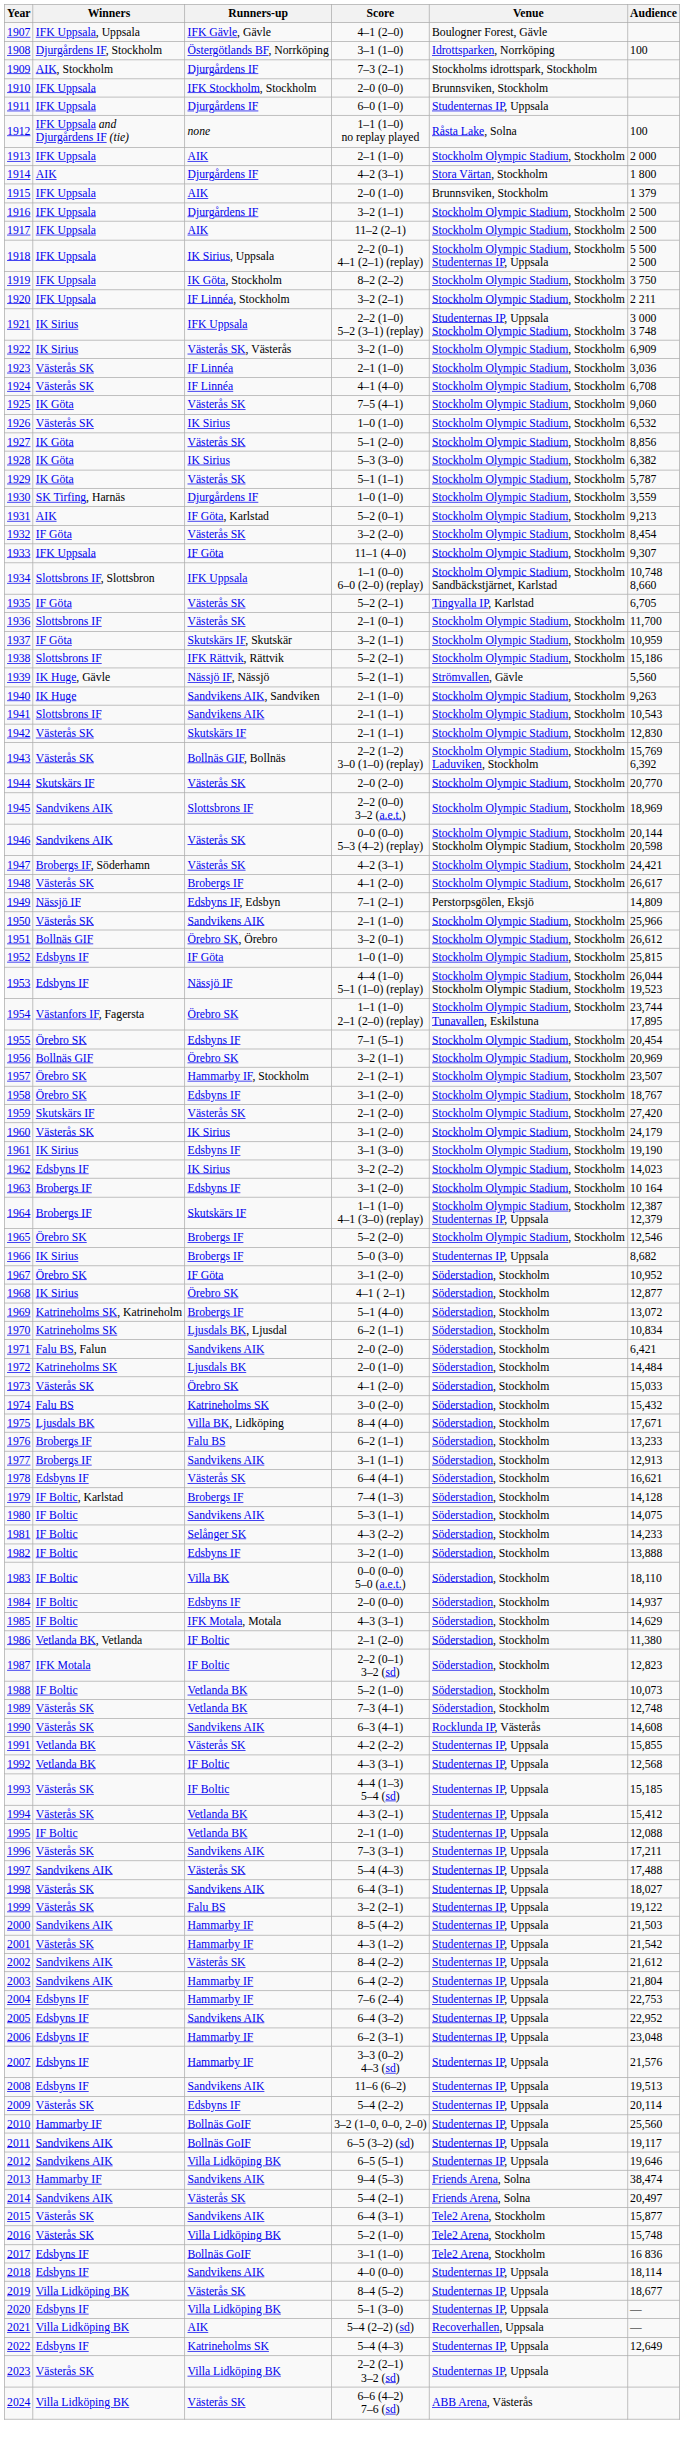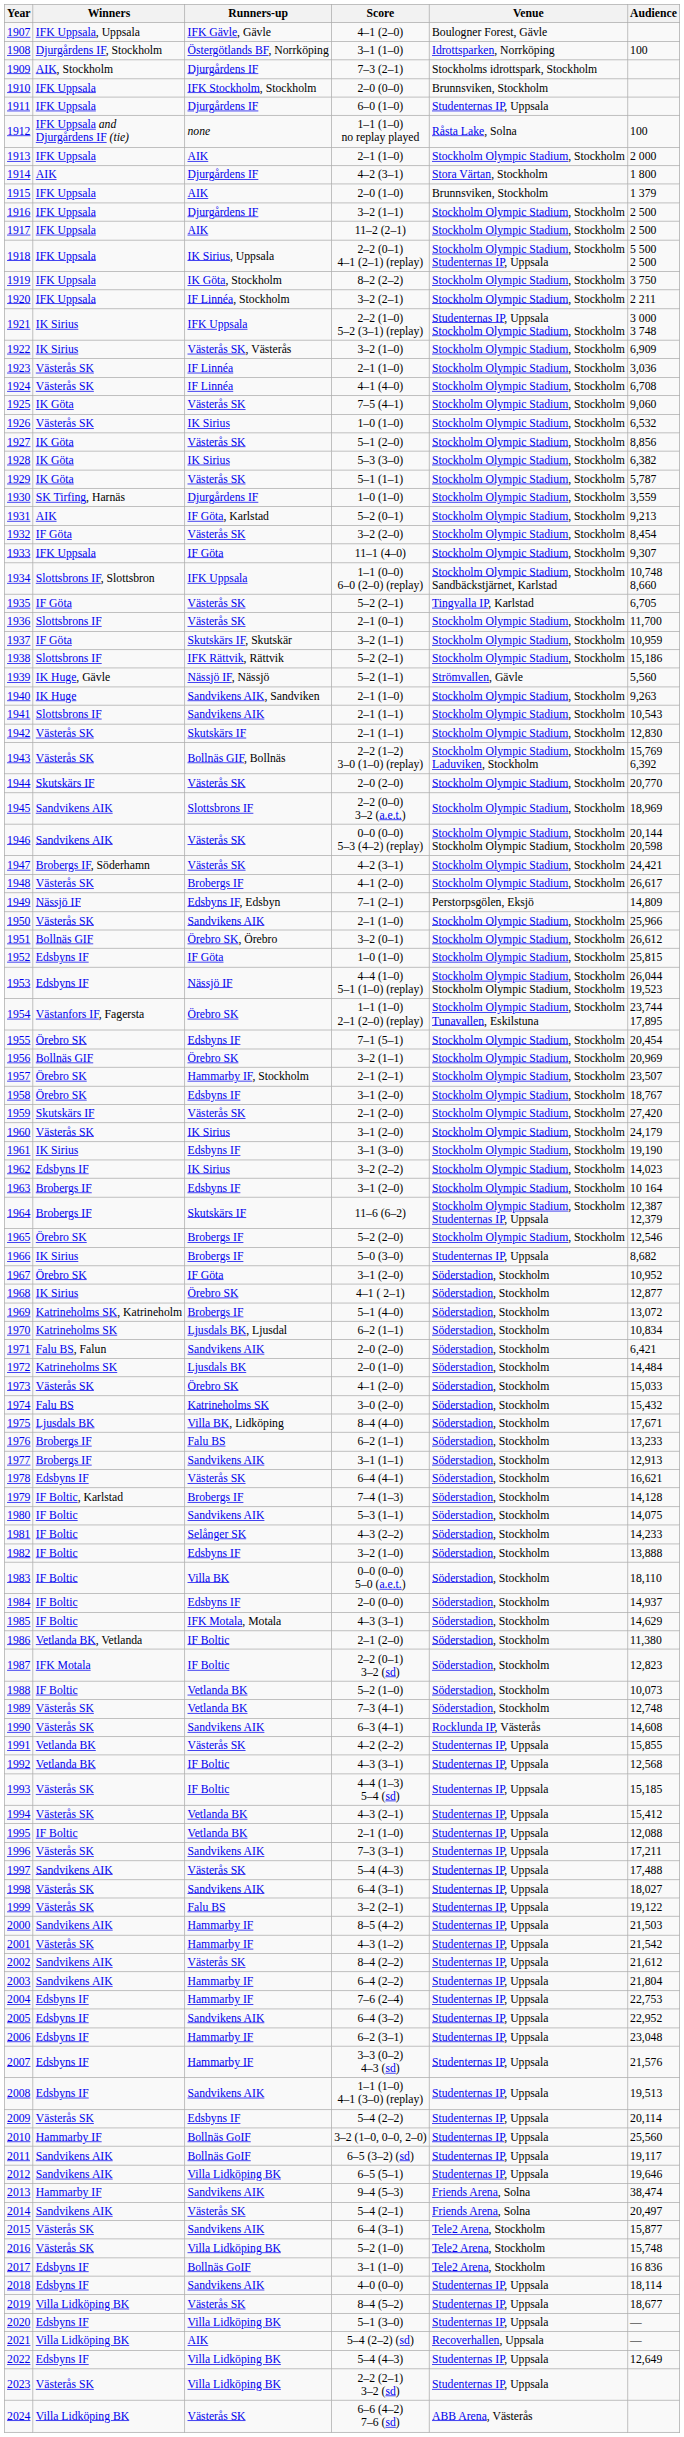(380, 1212) 1–1 (1–0) 4–1 (3–0) (replay) -> (380, 1212) 11–6 (6–2)
(380, 2087) 11–6 (6–2) -> (380, 2093) 1–1 (1–0) 4–1 (3–0) (replay)
(228, 2346) Katrineholms SK -> (234, 2359) Villa Lidköping BK
